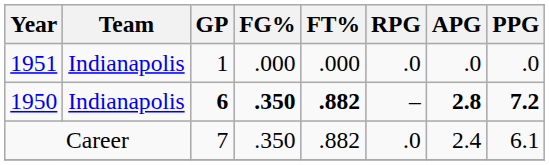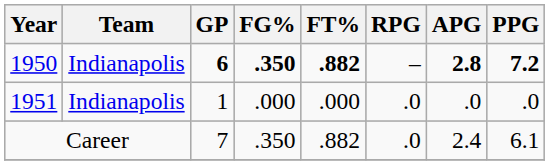rows swapped: (34, 101) <-> (34, 62)
